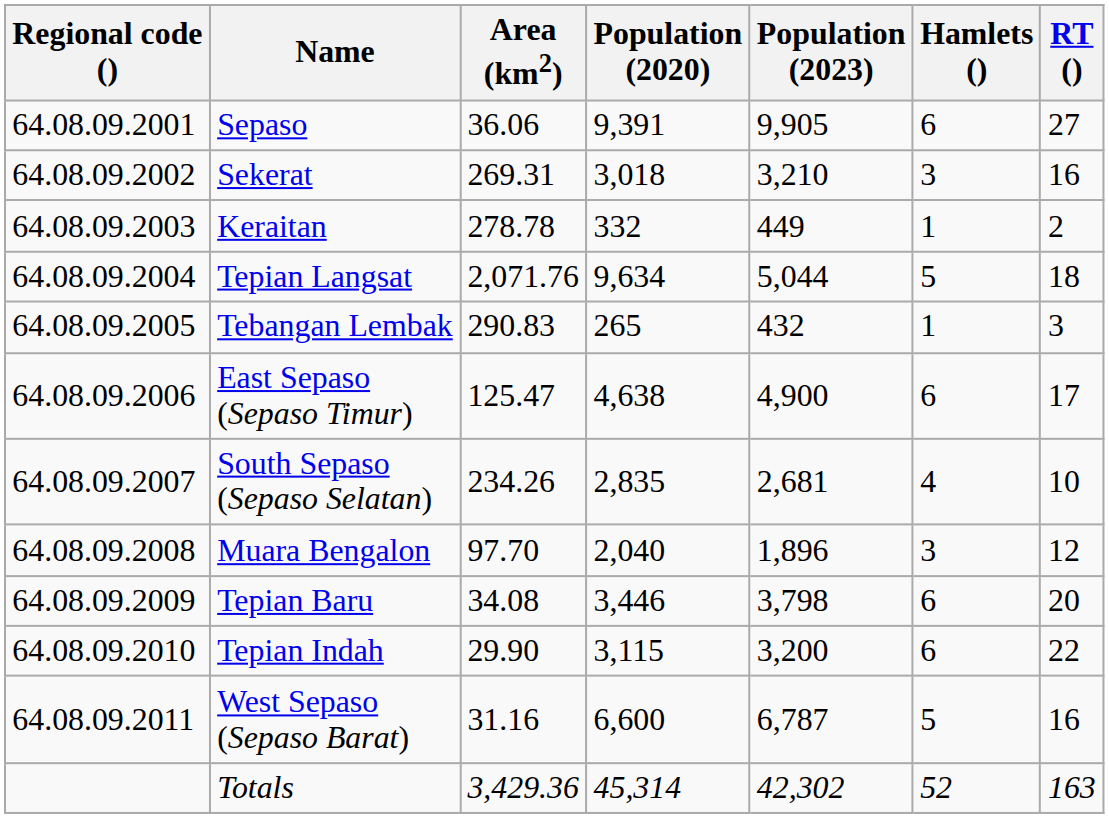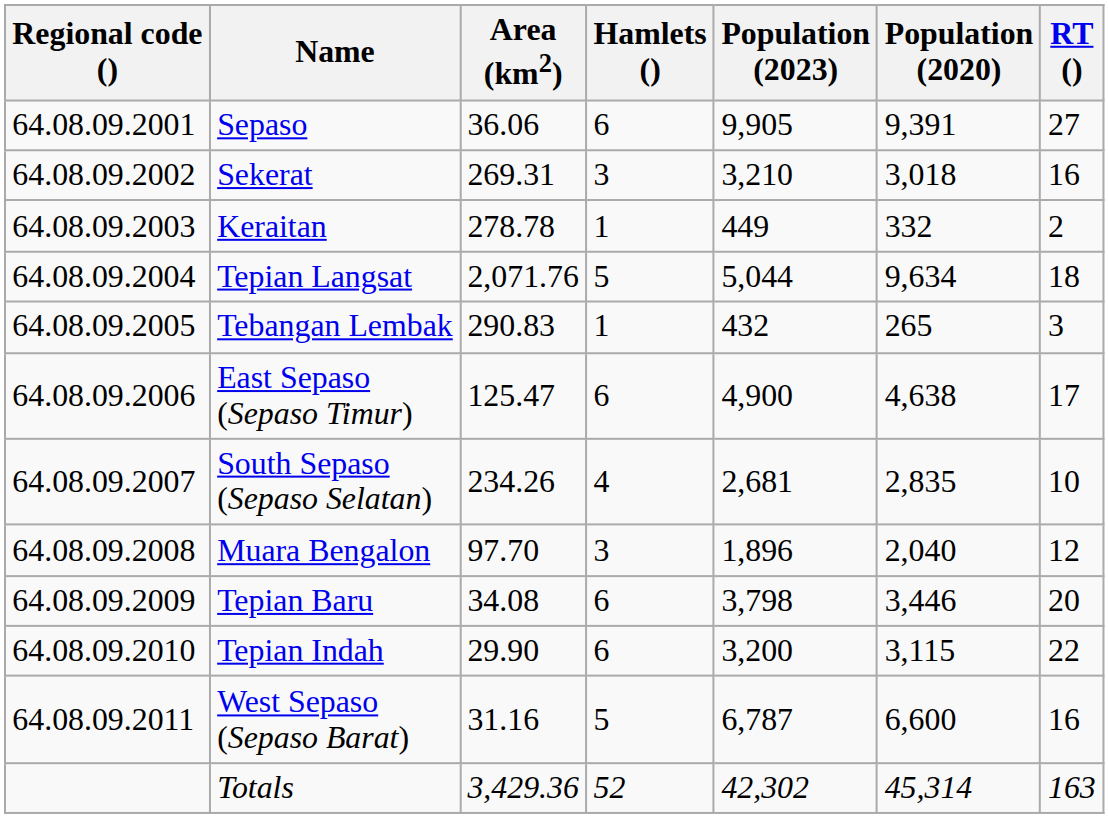columns swapped: (668, 51) <-> (977, 51)
